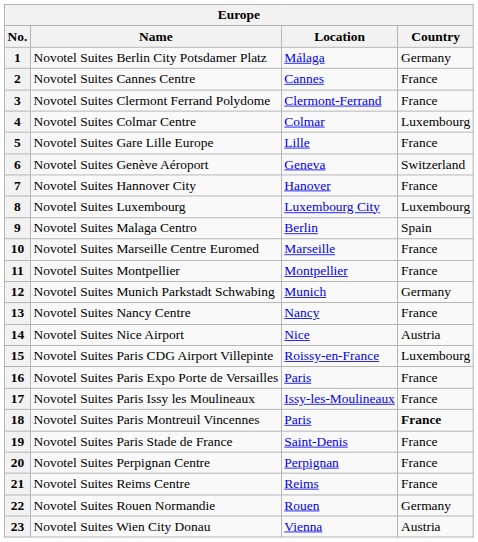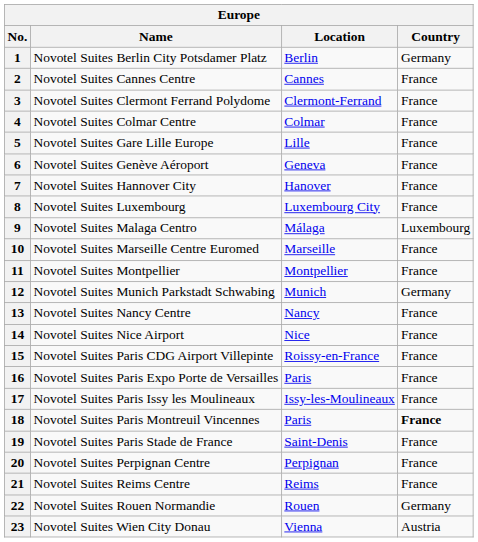(304, 57) Málaga -> (301, 57) Berlin
(436, 121) Luxembourg -> (419, 121) France
(433, 164) Switzerland -> (419, 164) France
(436, 206) Luxembourg -> (419, 206) France
(301, 228) Berlin -> (304, 228) Málaga
(416, 228) Spain -> (436, 228) Luxembourg
(421, 334) Austria -> (419, 334) France
(436, 356) Luxembourg -> (419, 356) France
